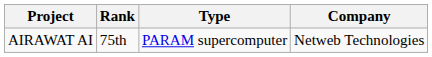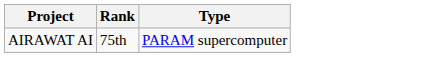- column: (359, 16)
